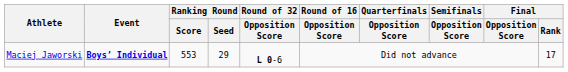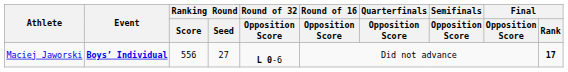(189, 55) 553 -> (189, 55) 556
(224, 55) 29 -> (224, 55) 27
(551, 55) normal -> (551, 55) bold
